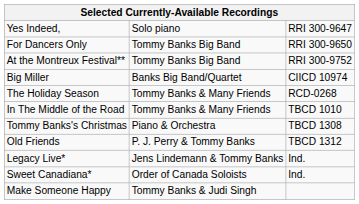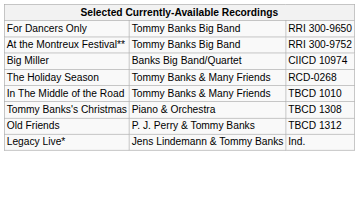- row: (34, 28)
- row: (49, 175)
- row: (59, 191)
